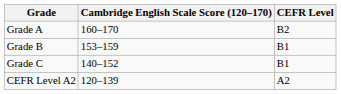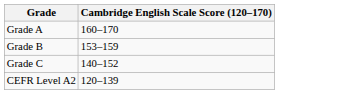- column: (305, 13)
